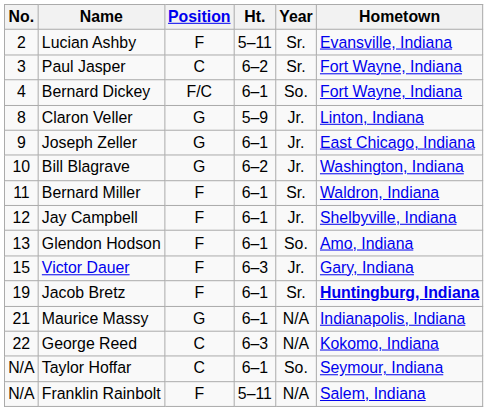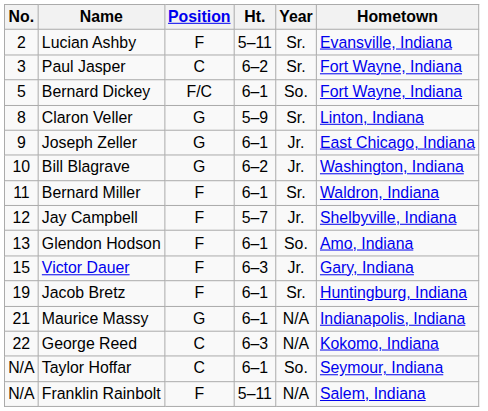(21, 92) 4 -> (21, 92) 5
(296, 117) Jr. -> (296, 117) Sr.
(255, 218) 6–1 -> (255, 218) 5–7
(400, 293) bold -> (394, 293) normal
